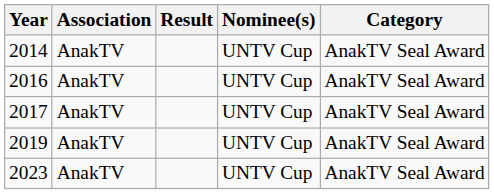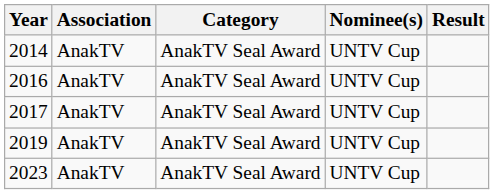columns swapped: (405, 19) <-> (187, 19)
